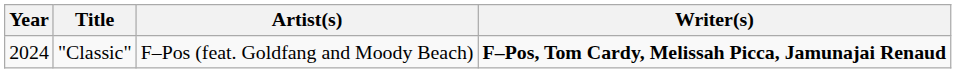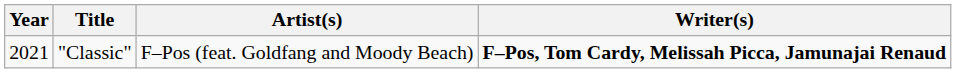(29, 51) 2024 -> (29, 51) 2021
